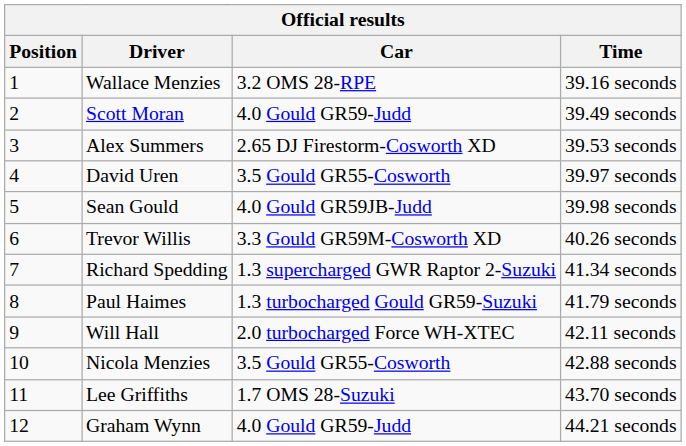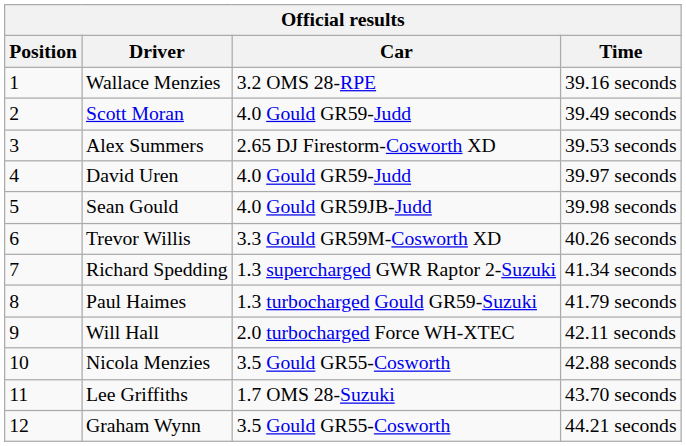(344, 176) 3.5 Gould GR55-Cosworth -> (324, 176) 4.0 Gould GR59-Judd
(324, 425) 4.0 Gould GR59-Judd -> (344, 425) 3.5 Gould GR55-Cosworth
